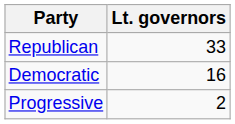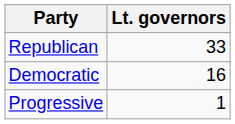(221, 103) 2 -> (221, 103) 1
